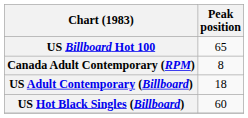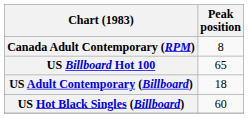rows swapped: (101, 65) <-> (101, 46)
